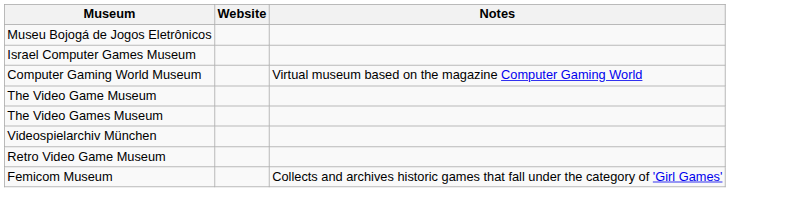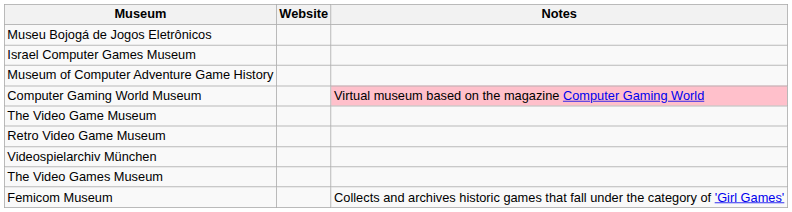+ row: (140, 75)
(457, 75) no background -> (519, 95) pink background
rows swapped: (85, 116) <-> (87, 156)
